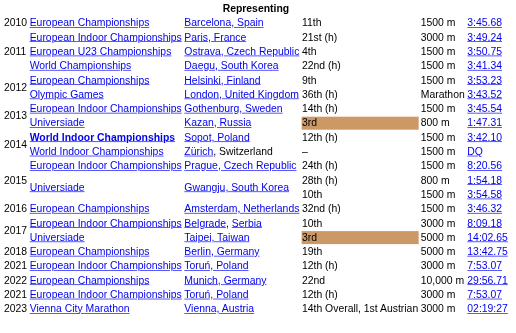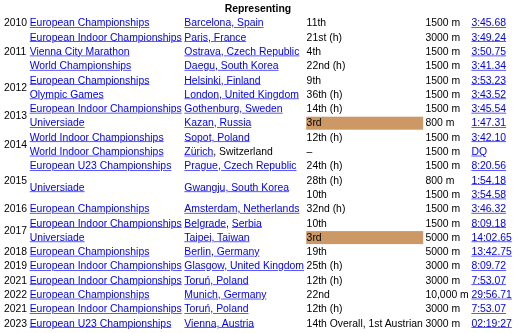(101, 51) European U23 Championships -> (80, 51) Vienna City Marathon
(443, 94) Marathon -> (443, 94) 1500 m
(102, 137) bold -> (97, 137) normal
(106, 166) European Indoor Championships -> (101, 166) European U23 Championships
(438, 223) 3000 m -> (443, 223) 1500 m
+ row: (244, 266)
(80, 309) Vienna City Marathon -> (101, 323) European U23 Championships
